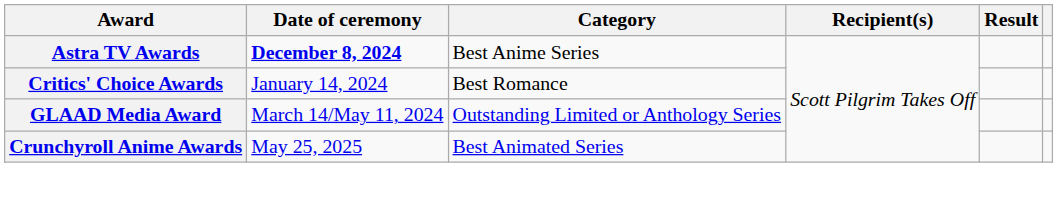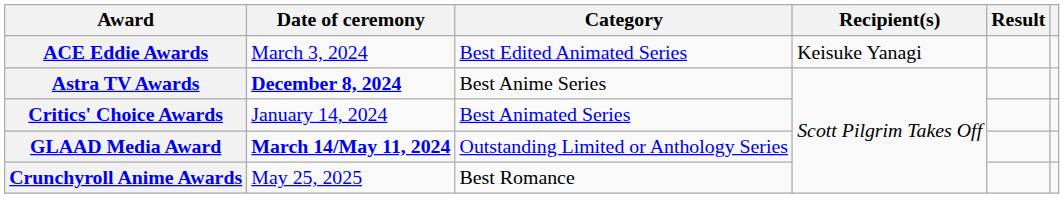+ row: (126, 51)
(510, 83) Best Romance -> (545, 114) Best Animated Series
(347, 114) normal -> (351, 146) bold
(538, 146) Best Animated Series -> (517, 177) Best Romance
